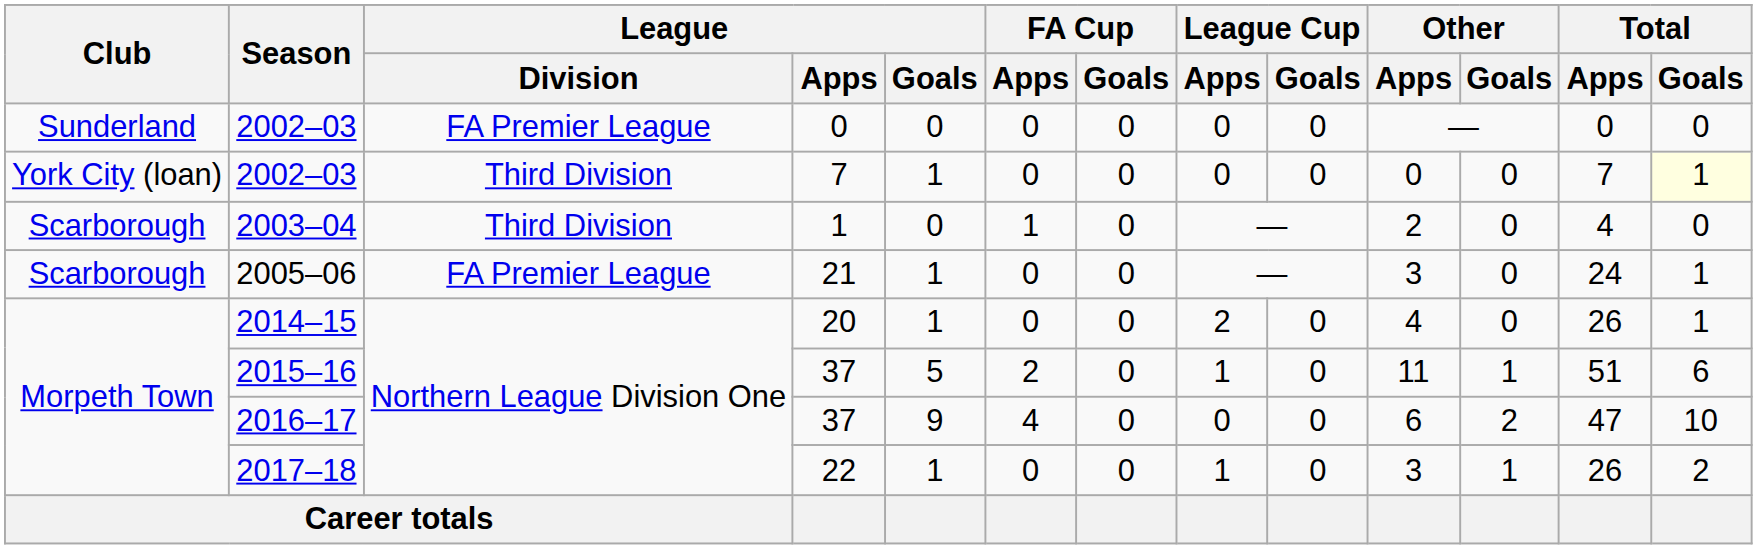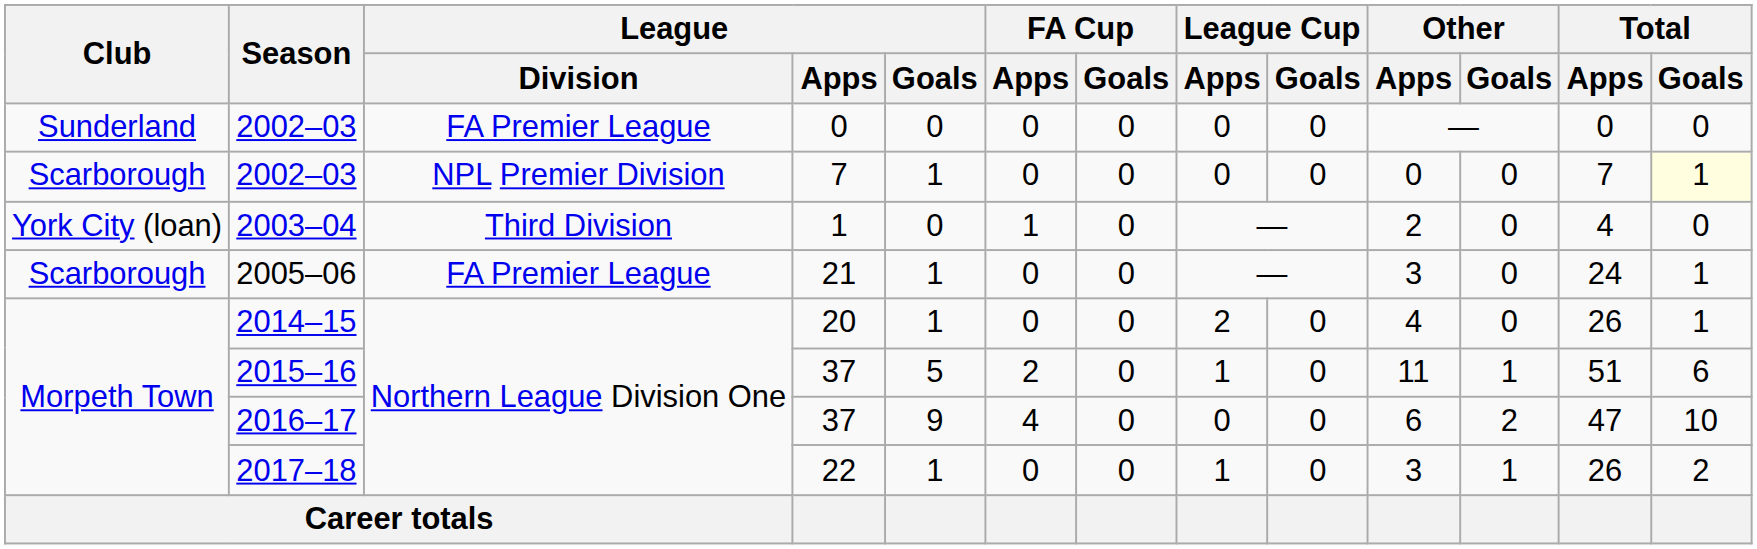(117, 175) York City (loan) -> (117, 175) Scarborough
(578, 175) Third Division -> (578, 175) NPL Premier Division
(117, 224) Scarborough -> (117, 224) York City (loan)
